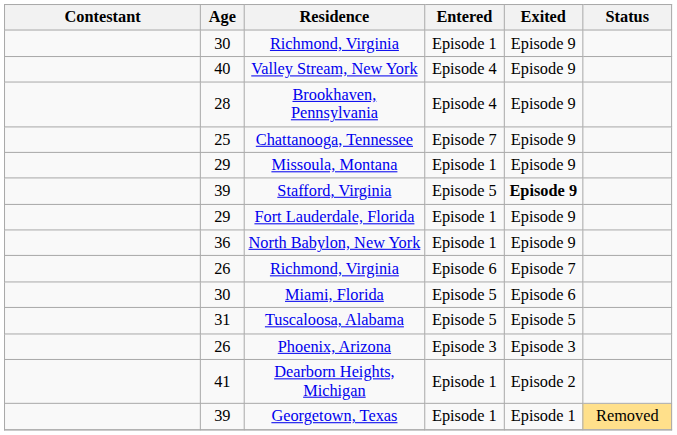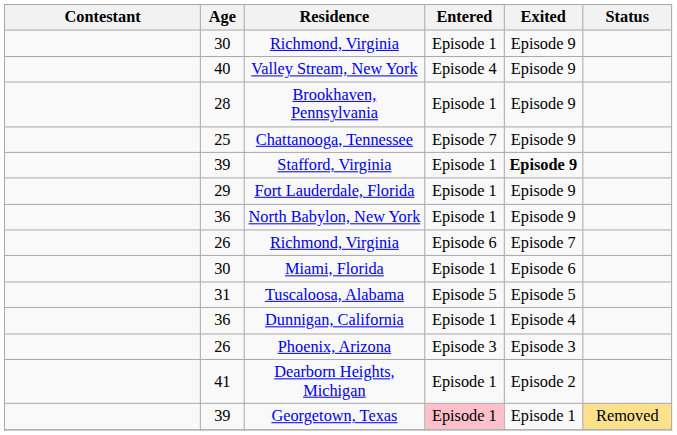(464, 104) Episode 4 -> (464, 104) Episode 1
- row: (222, 165)
(464, 191) Episode 5 -> (464, 165) Episode 1
(464, 294) Episode 5 -> (464, 268) Episode 1
+ row: (222, 320)
(464, 416) no background -> (464, 416) pink background
